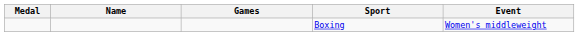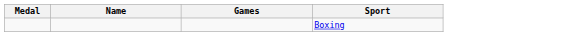- column: (508, 11)
